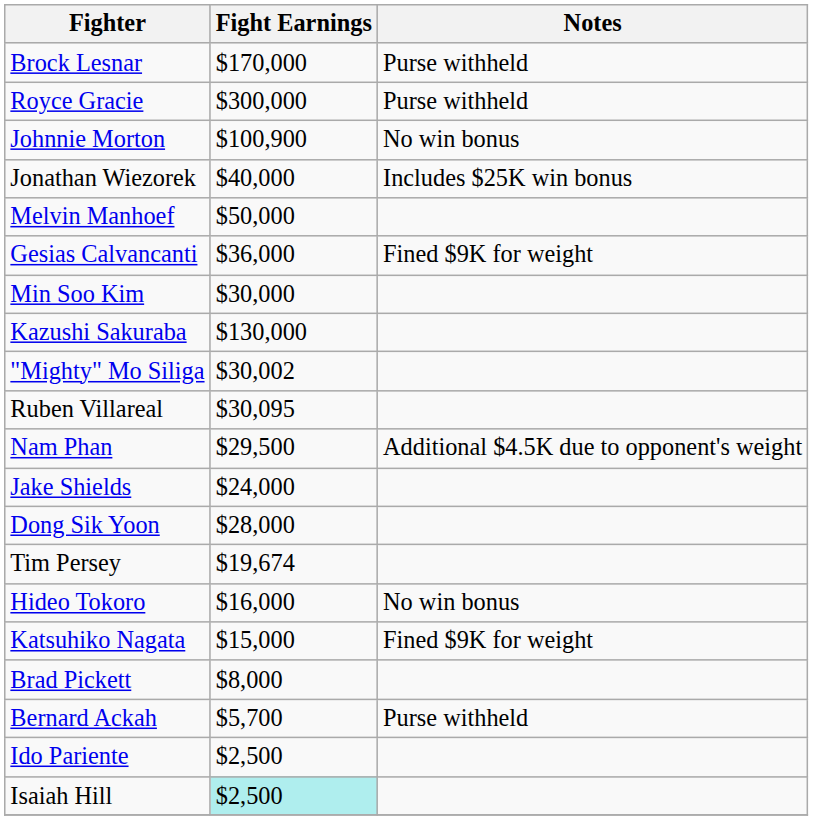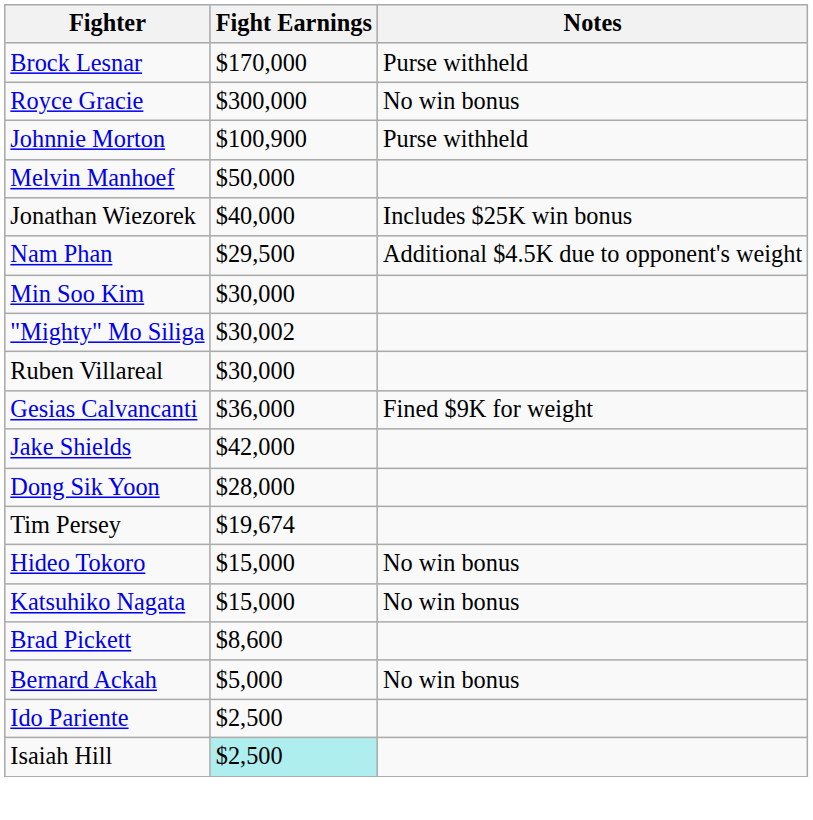(456, 100) Purse withheld -> (451, 100) No win bonus
(451, 139) No win bonus -> (456, 139) Purse withheld
rows swapped: (92, 216) <-> (103, 178)
rows swapped: (104, 255) <-> (61, 448)
- row: (99, 332)
(255, 409) $30,095 -> (255, 370) $30,000
(255, 486) $24,000 -> (255, 448) $42,000
(255, 602) $16,000 -> (255, 563) $15,000
(488, 640) Fined $9K for weight -> (451, 602) No win bonus
(249, 679) $8,000 -> (249, 640) $8,600
(249, 718) $5,700 -> (249, 679) $5,000
(456, 718) Purse withheld -> (451, 679) No win bonus
